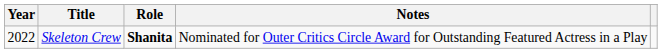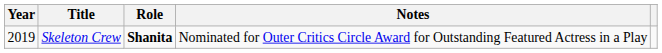(21, 37) 2022 -> (21, 37) 2019
